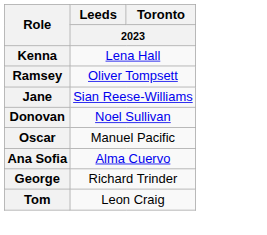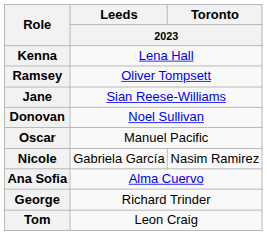+ row: (37, 158)
